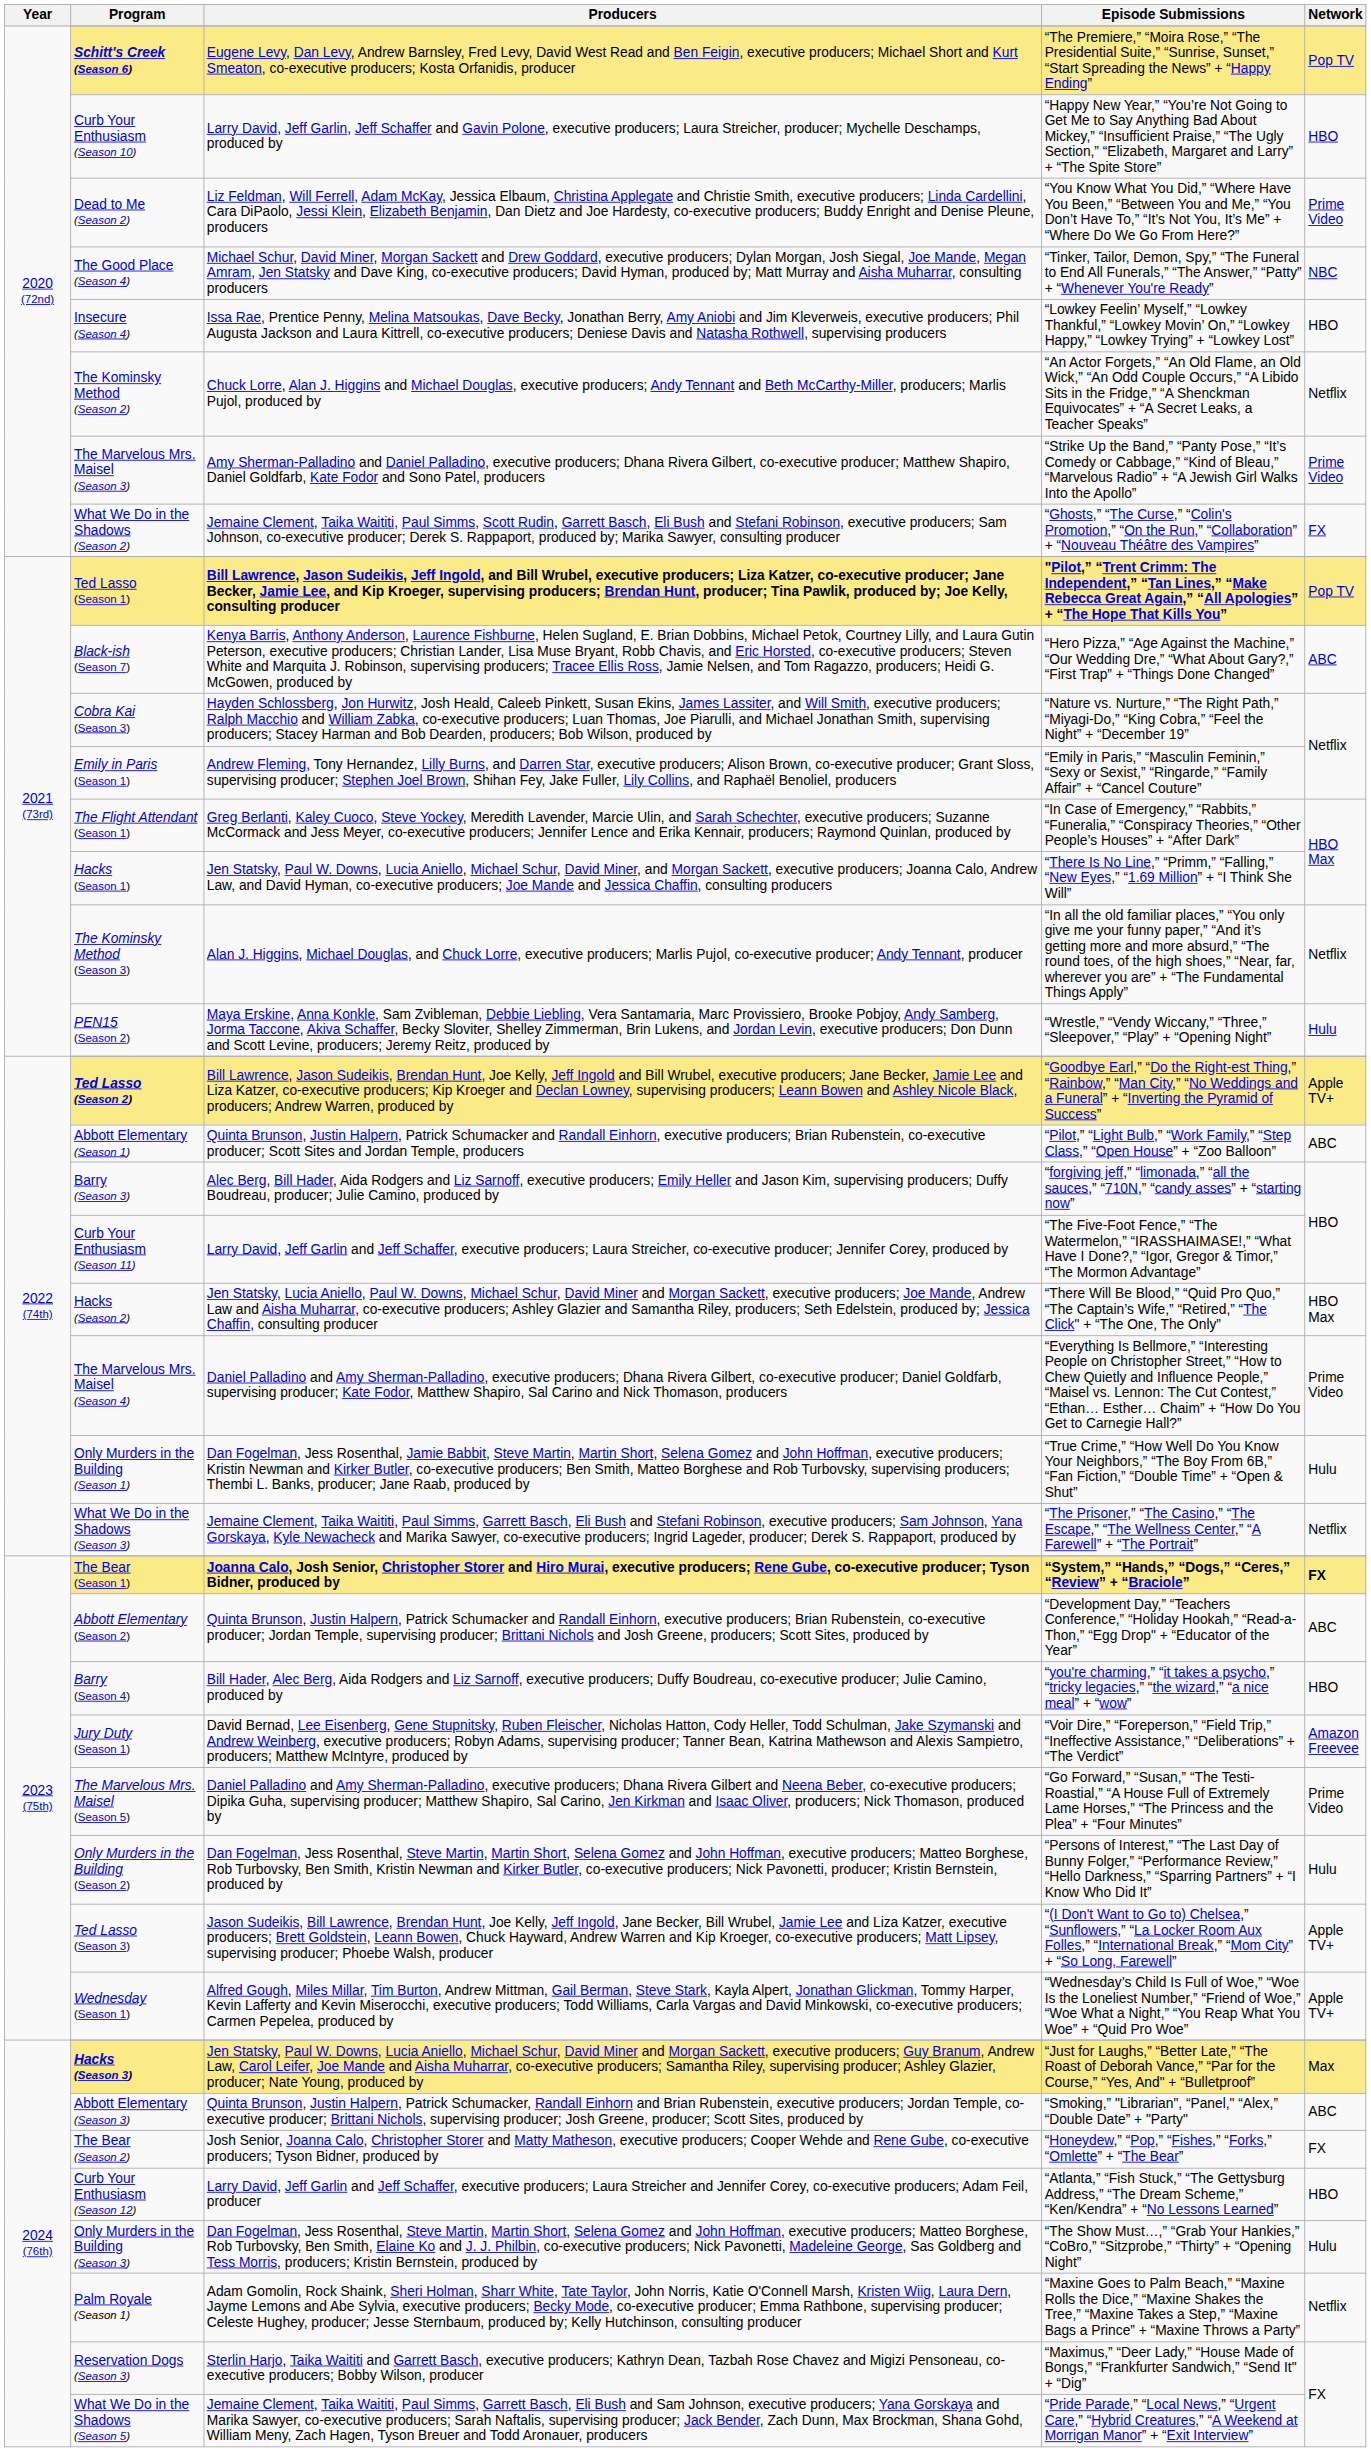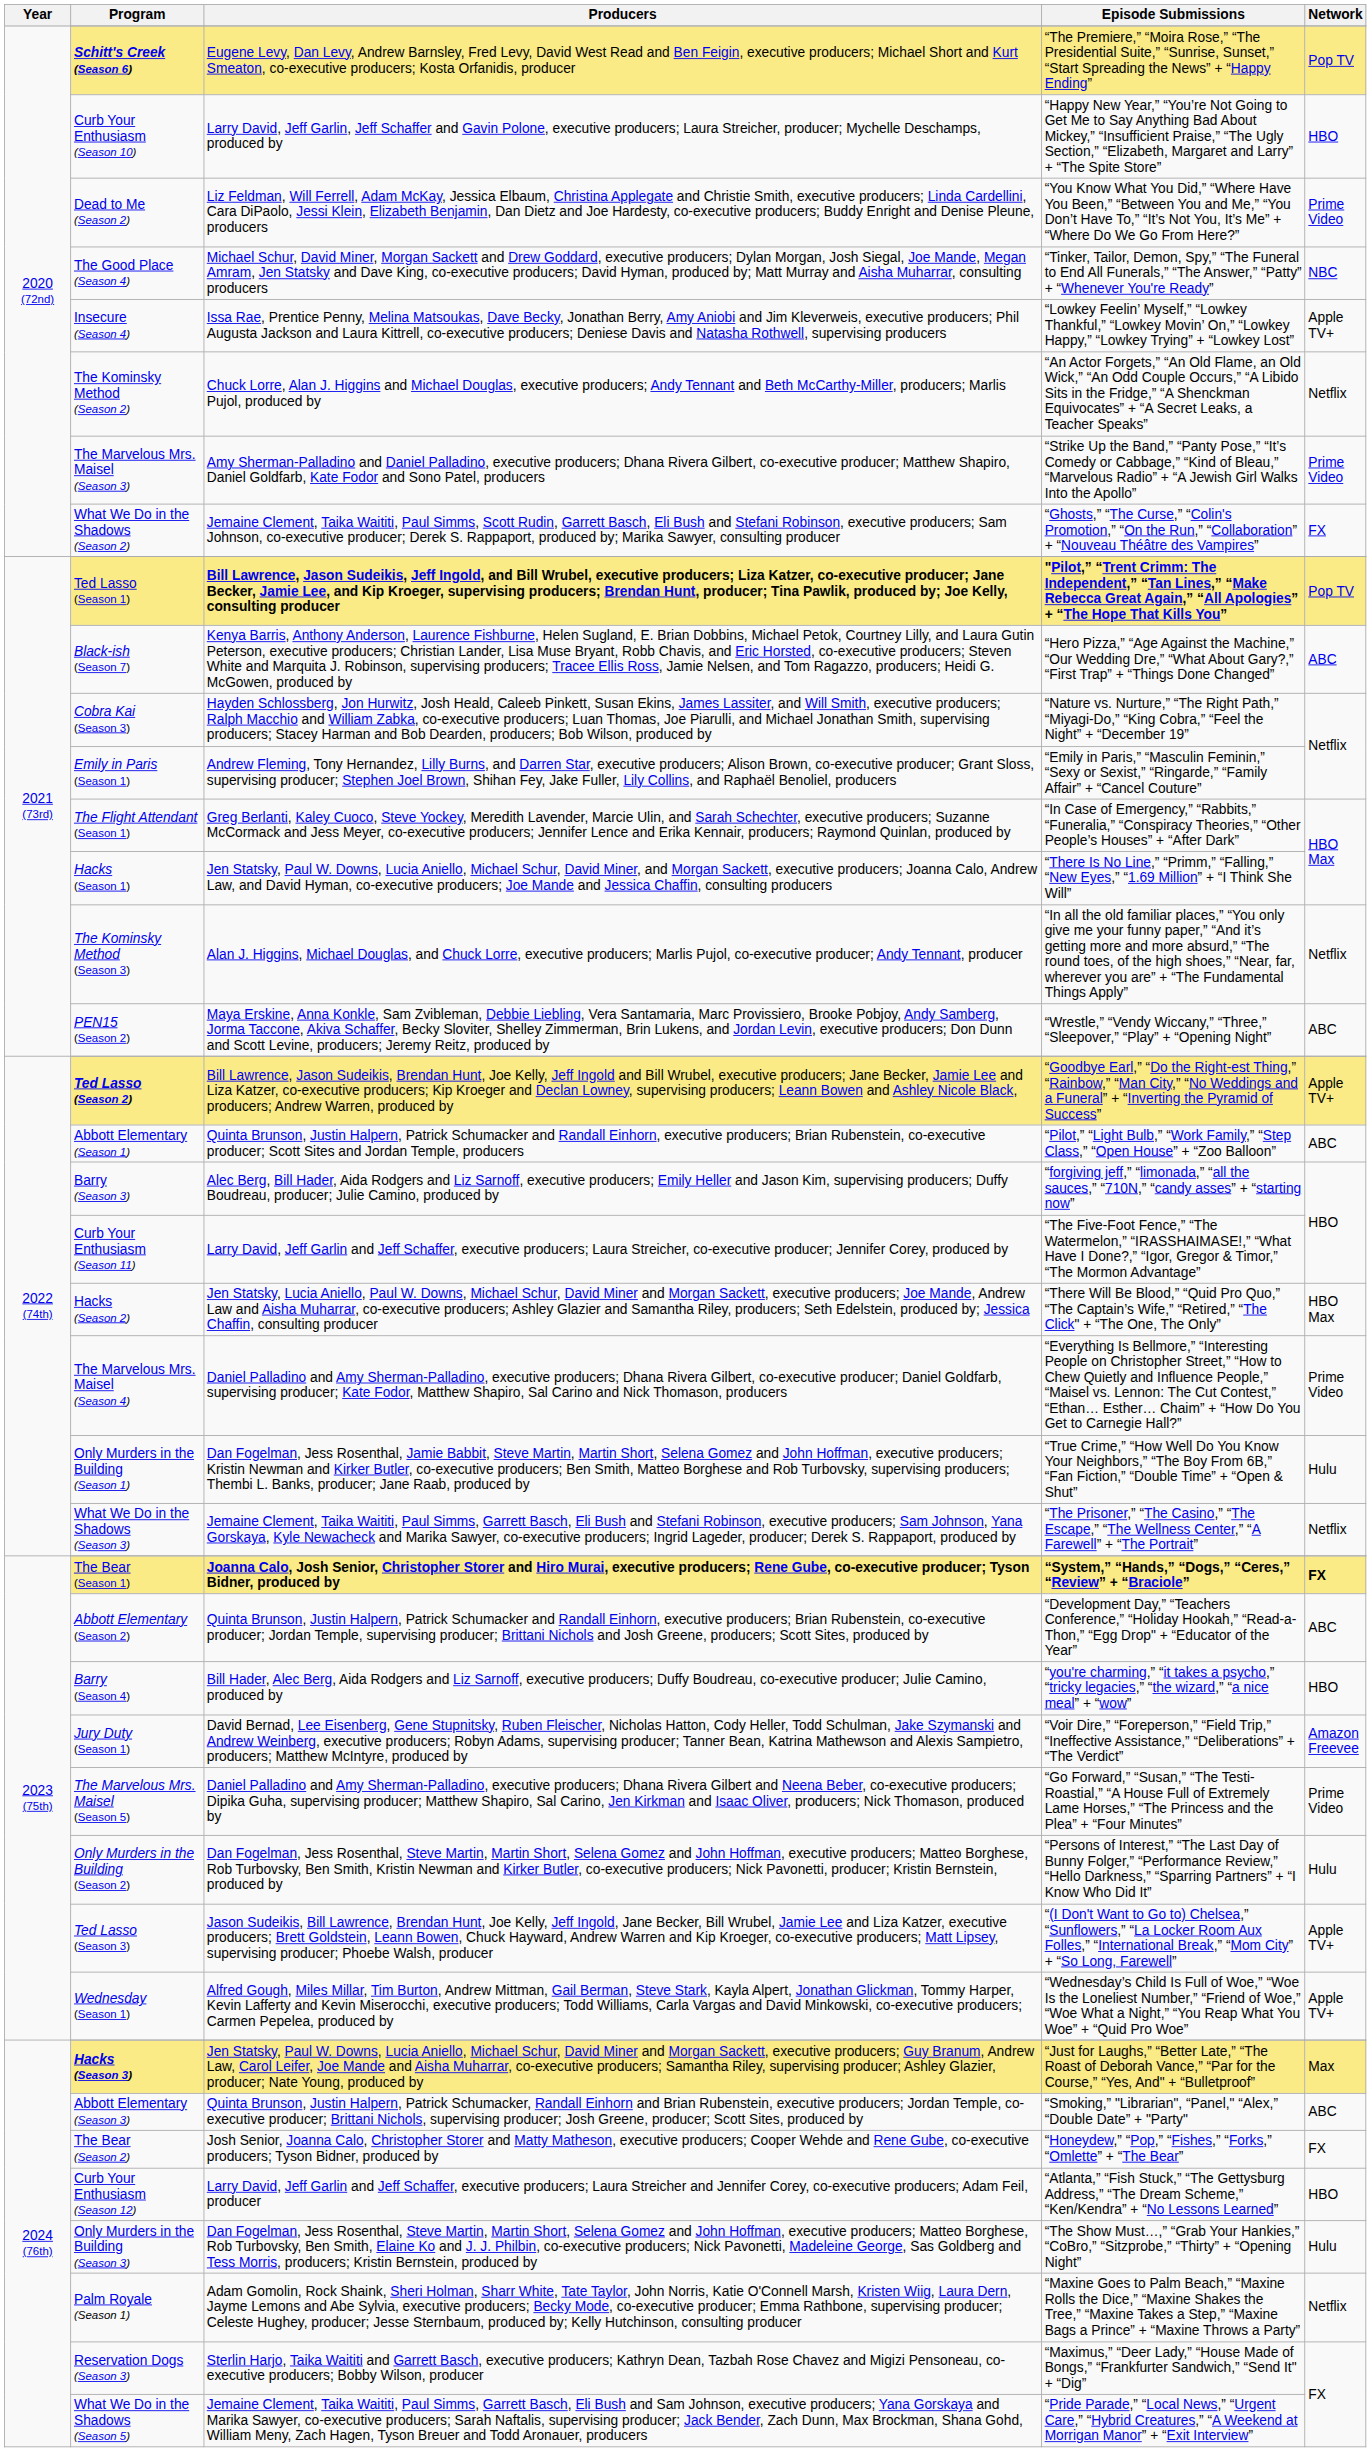(1323, 325) HBO -> (1326, 325) Apple TV+
(1322, 1030) Hulu -> (1322, 1030) ABC
